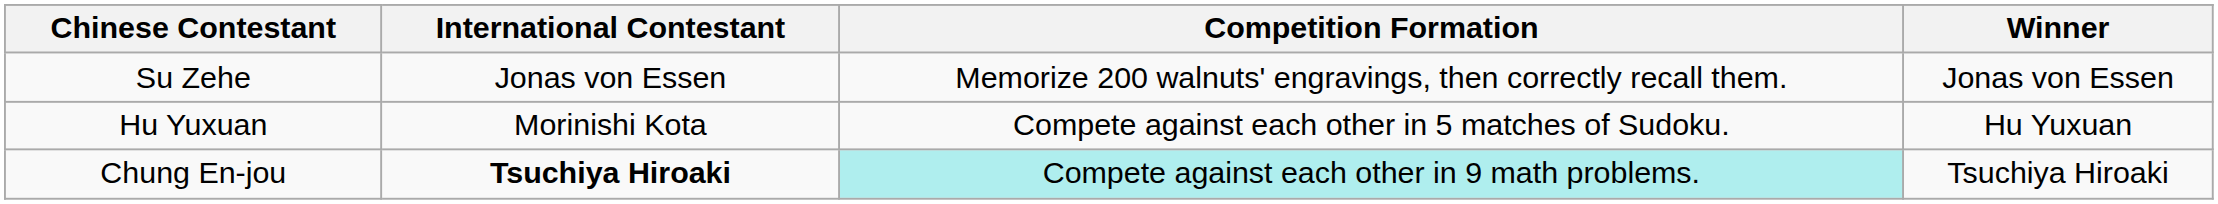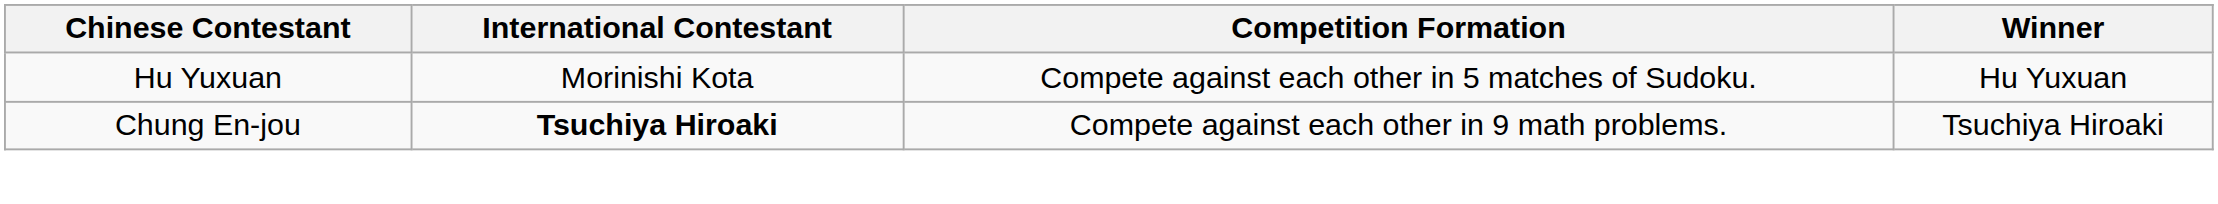- row: (193, 76)
(1371, 173) paleturquoise background -> (1399, 125) no background
